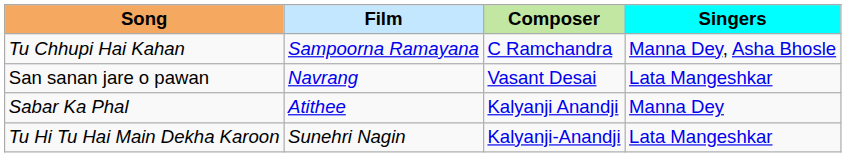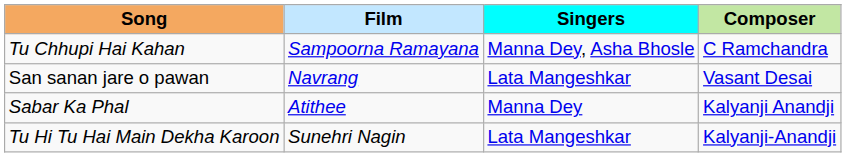columns swapped: (554, 19) <-> (733, 19)
